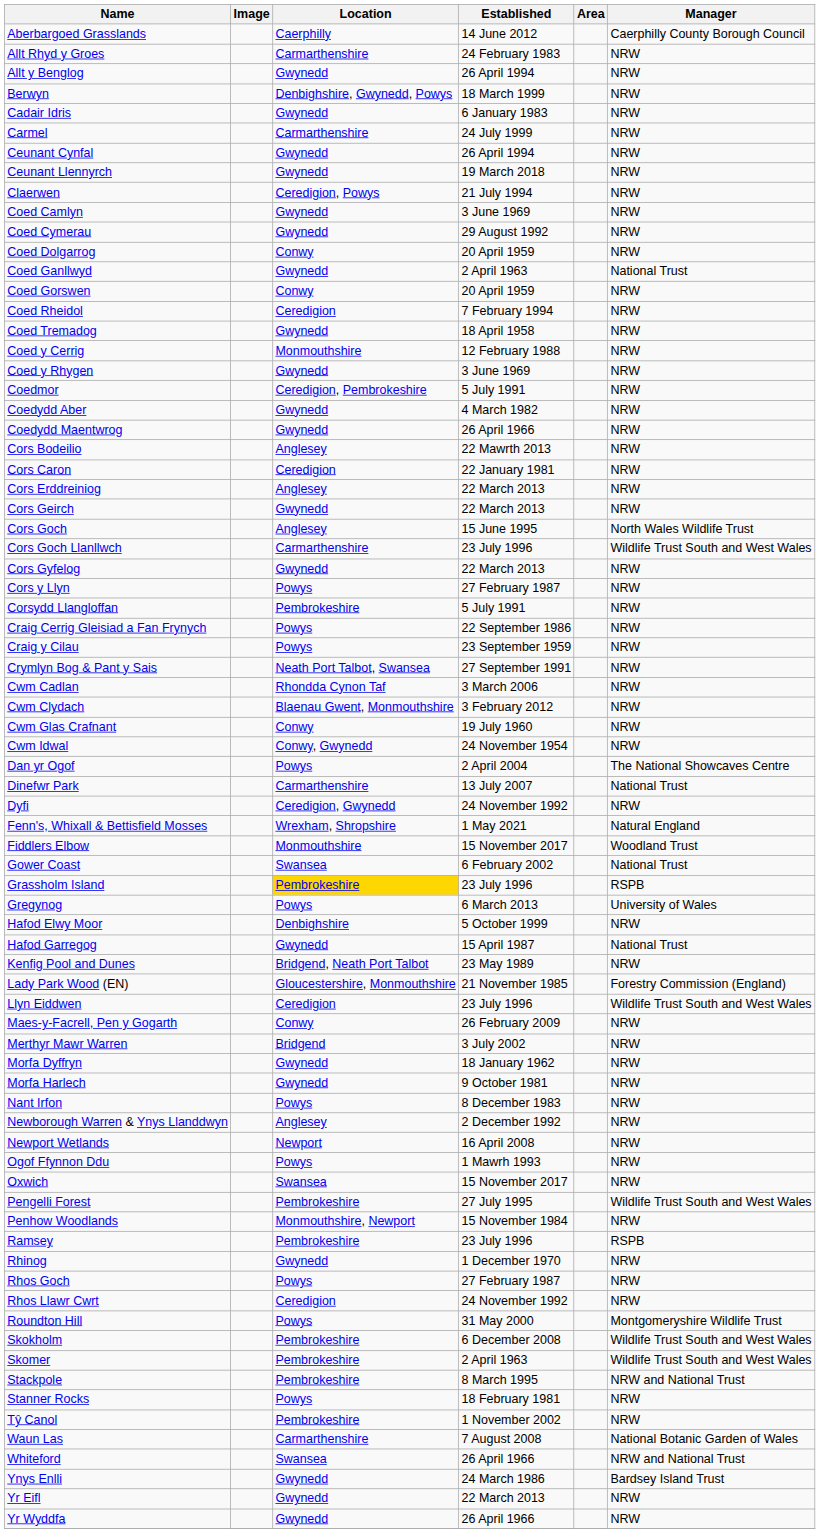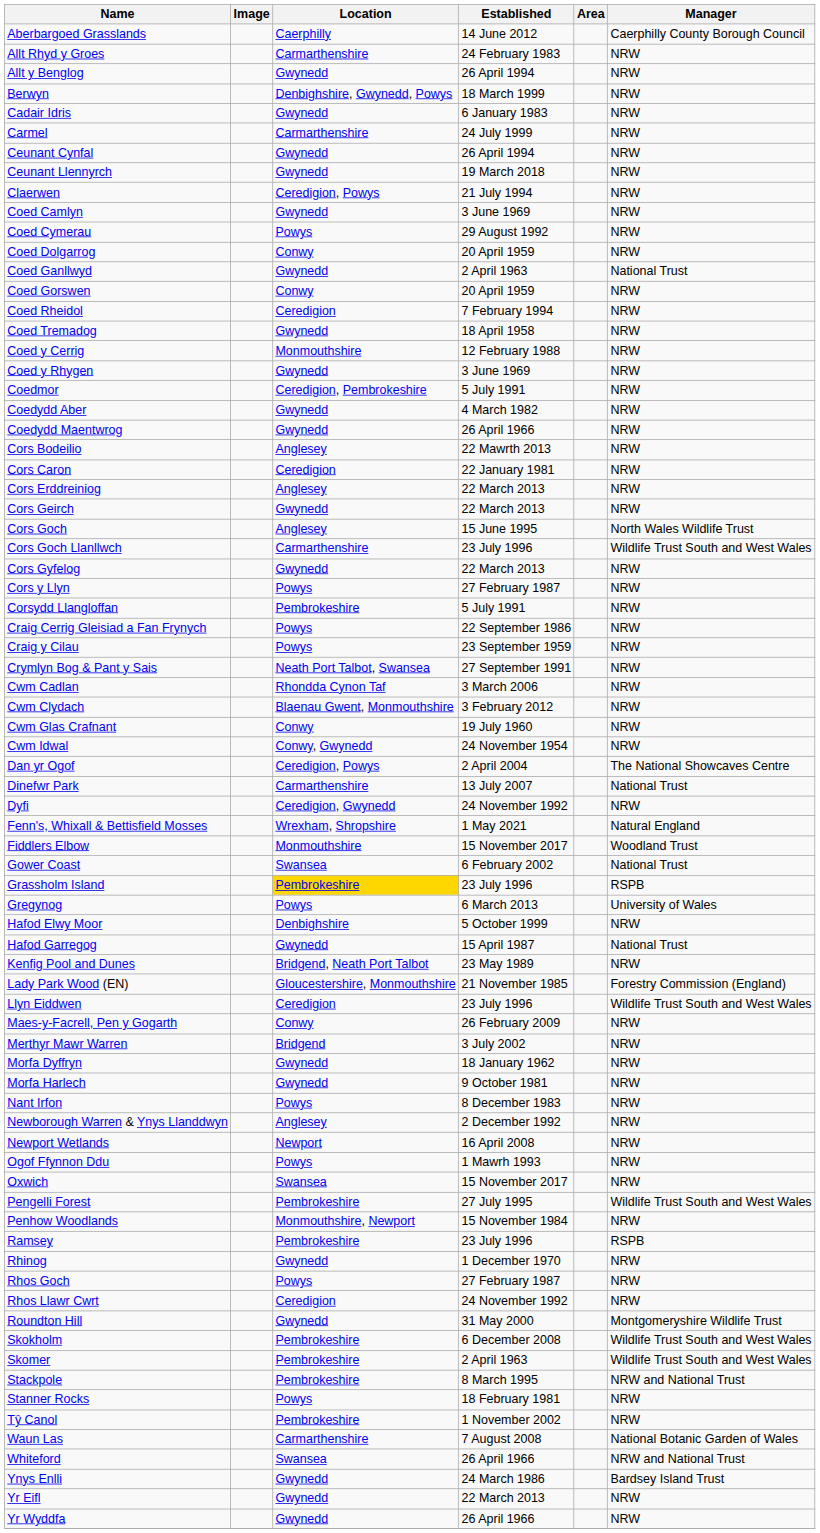(302, 232) Gwynedd -> (294, 232) Powys
(294, 766) Powys -> (327, 766) Ceredigion, Powys
(294, 1320) Powys -> (302, 1320) Gwynedd
